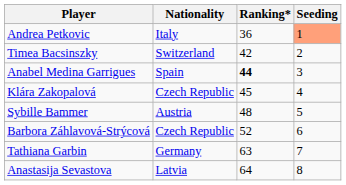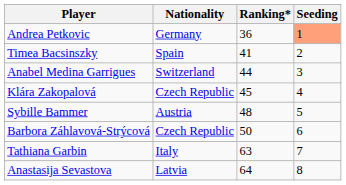(167, 33) Italy -> (178, 33) Germany
(185, 53) Switzerland -> (170, 53) Spain
(246, 53) 42 -> (246, 53) 41
(170, 72) Spain -> (185, 72) Switzerland
(246, 72) bold -> (246, 72) normal
(246, 131) 52 -> (246, 131) 50
(178, 151) Germany -> (167, 151) Italy
